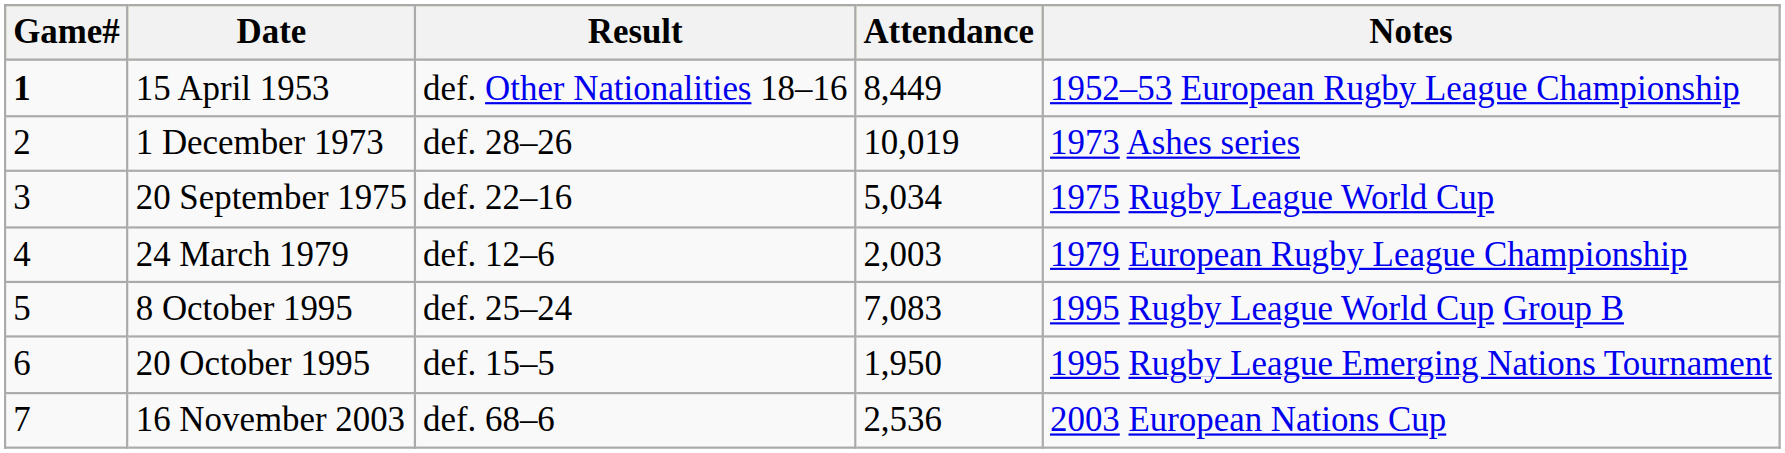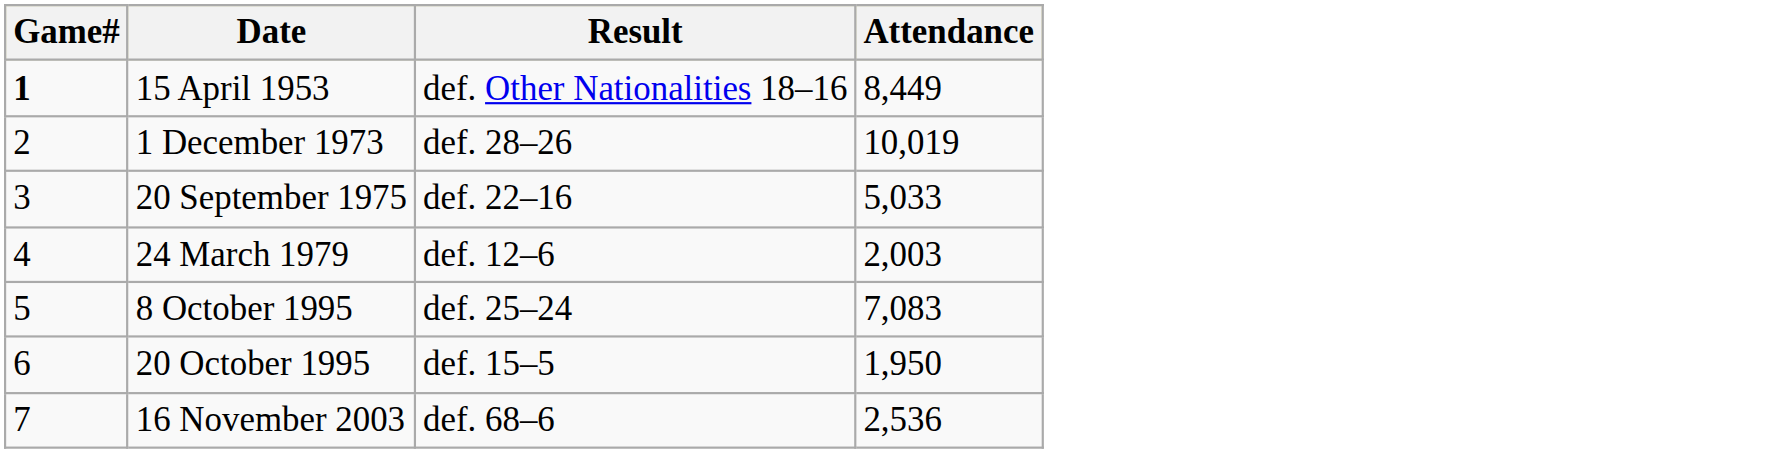- column: (1411, 32)
(903, 198) 5,034 -> (903, 198) 5,033
